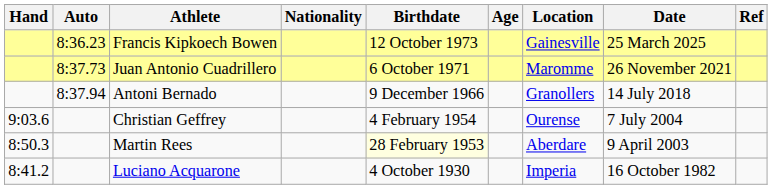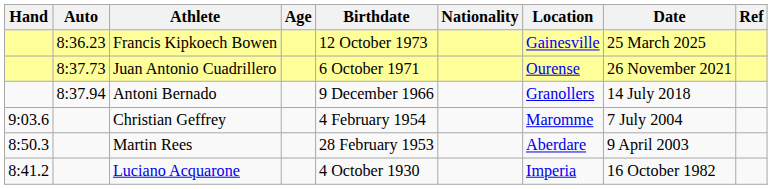columns swapped: (323, 17) <-> (505, 17)
(560, 68) Maromme -> (553, 68) Ourense
(553, 119) Ourense -> (560, 119) Maromme
(427, 145) lightyellow background -> (376, 145) no background
